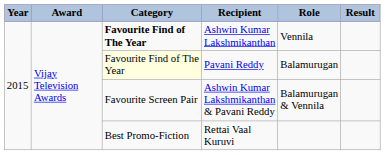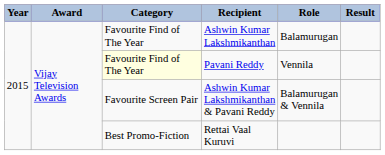(145, 36) bold -> (142, 36) normal
(297, 36) Vennila -> (309, 36) Balamurugan
(309, 65) Balamurugan -> (297, 65) Vennila
